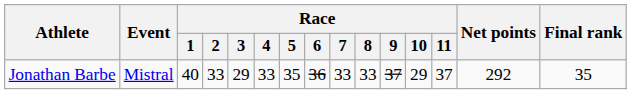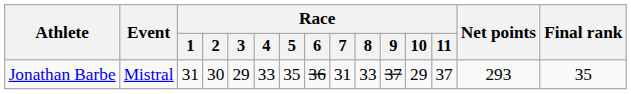(190, 74) 40 -> (190, 74) 31
(216, 74) 33 -> (216, 74) 30
(343, 74) 33 -> (343, 74) 31
(498, 74) 292 -> (498, 74) 293
